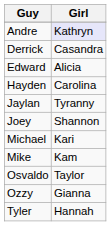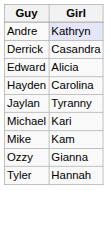- row: (19, 121)
- row: (28, 175)
